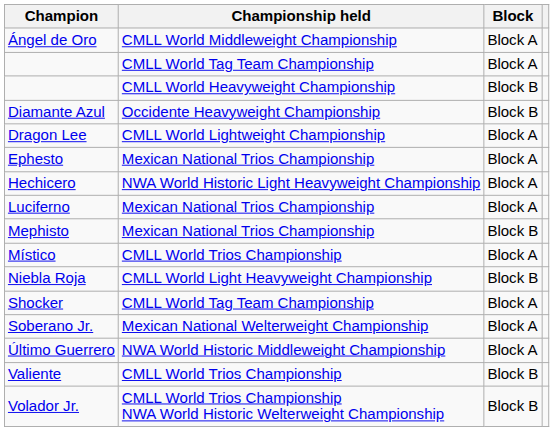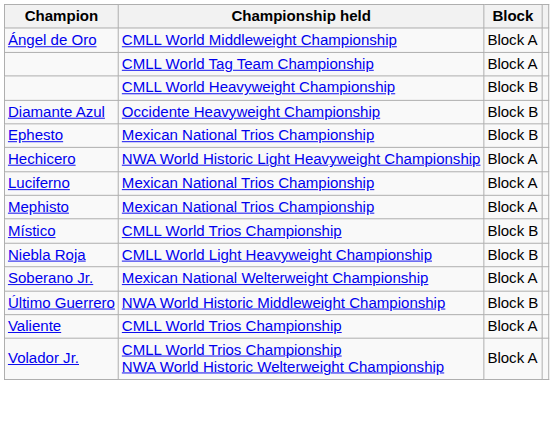- row: (47, 135)
(512, 159) Block A -> (513, 135) Block B
(513, 231) Block B -> (512, 207) Block A
(512, 254) Block A -> (513, 231) Block B
- row: (36, 302)
(512, 350) Block A -> (513, 302) Block B
(513, 374) Block B -> (512, 326) Block A
(513, 406) Block B -> (512, 358) Block A
